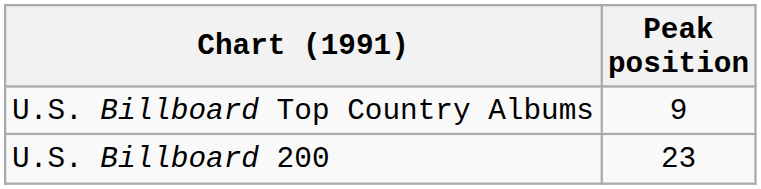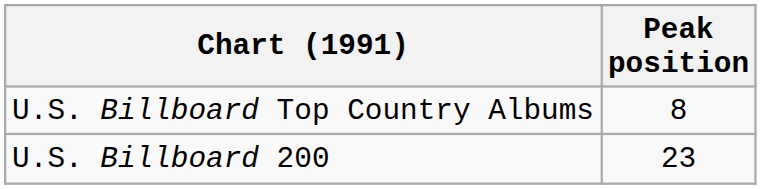(679, 111) 9 -> (679, 111) 8
